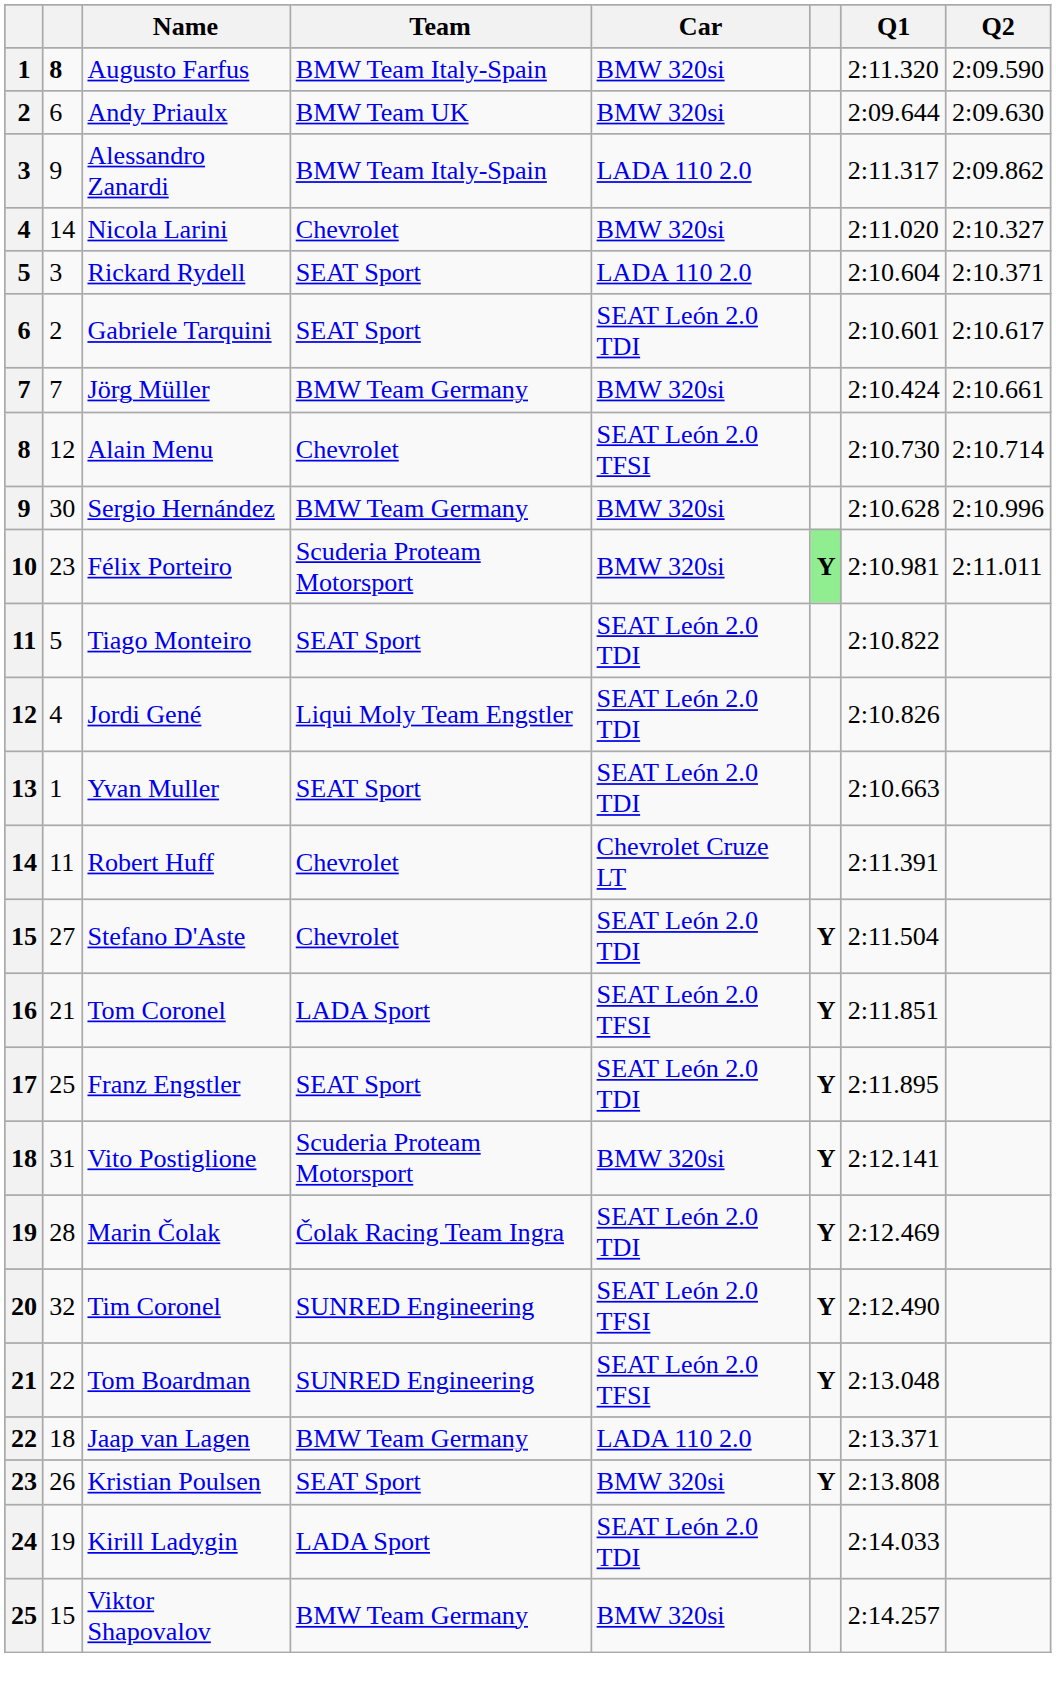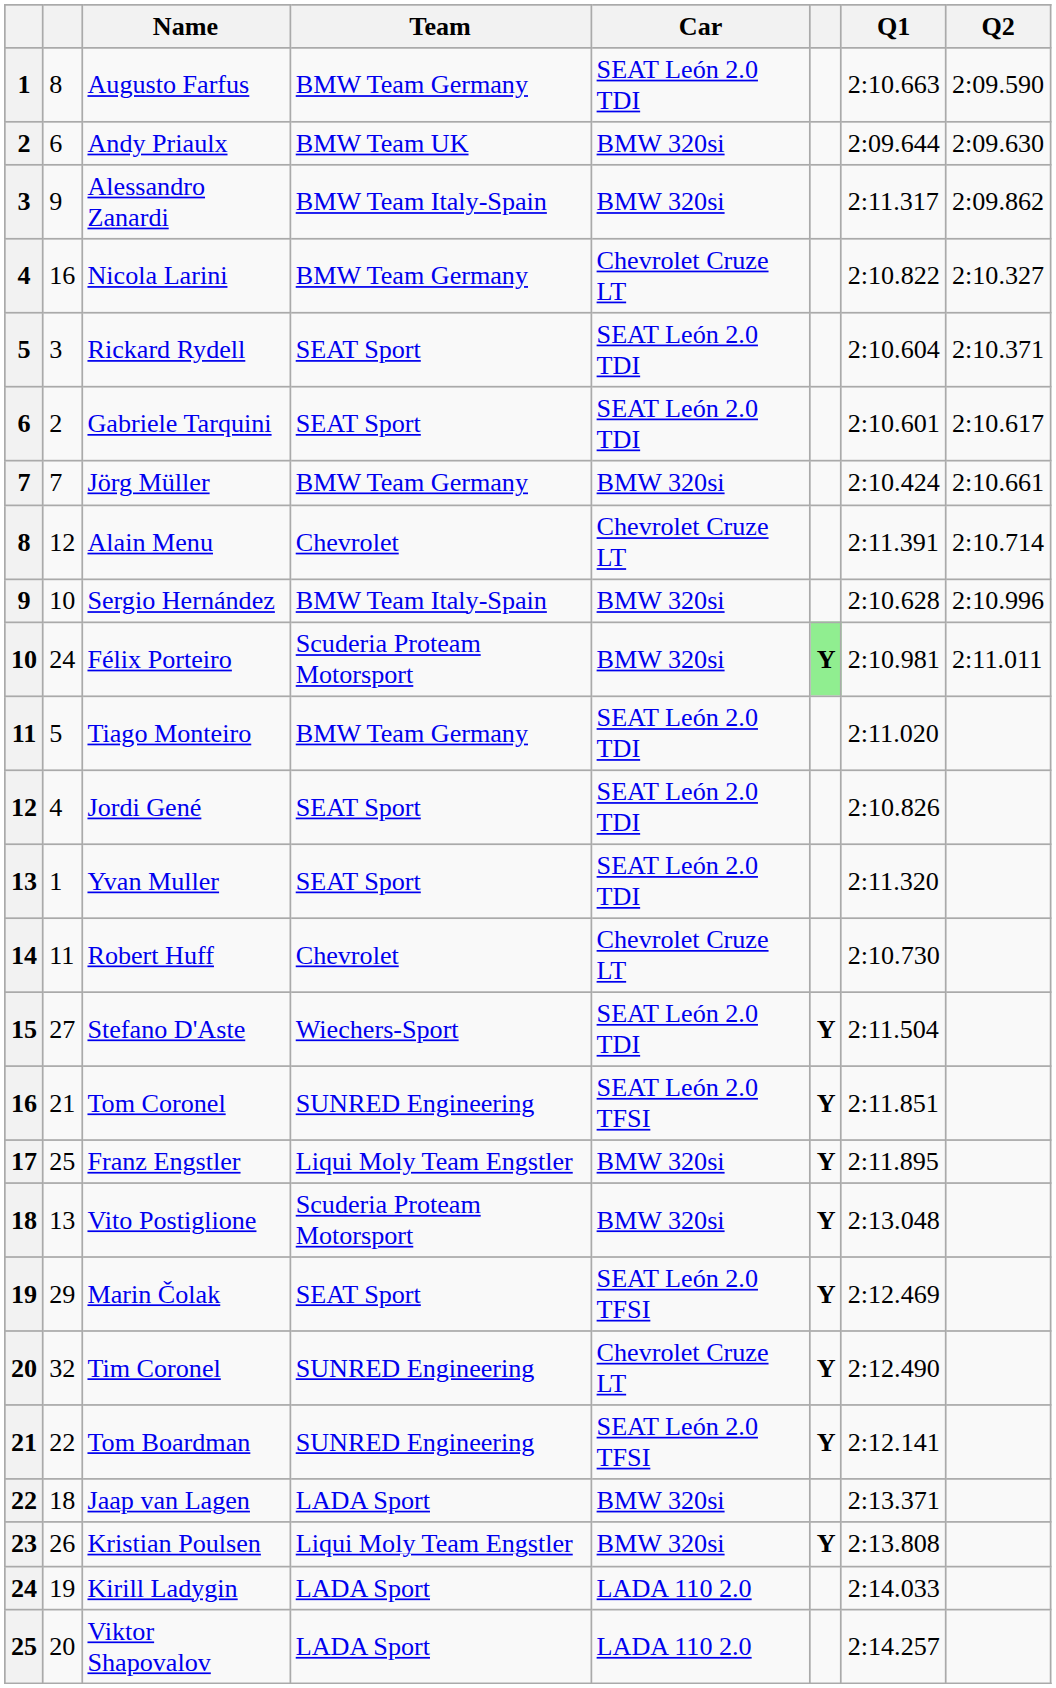(56, 69) bold -> (56, 84) normal
(421, 69) BMW Team Italy-Spain -> (412, 84) BMW Team Germany
(661, 69) BMW 320si -> (677, 84) SEAT León 2.0 TDI
(893, 69) 2:11.320 -> (894, 84) 2:10.663
(674, 171) LADA 110 2.0 -> (661, 202) BMW 320si
(62, 229) 14 -> (62, 276) 16
(347, 229) Chevrolet -> (412, 276) BMW Team Germany
(661, 229) BMW 320si -> (683, 276) Chevrolet Cruze LT
(893, 229) 2:11.020 -> (894, 276) 2:10.822
(674, 272) LADA 110 2.0 -> (677, 350) SEAT León 2.0 TDI
(677, 448) SEAT León 2.0 TFSI -> (683, 541) Chevrolet Cruze LT
(894, 448) 2:10.730 -> (893, 541) 2:11.391
(62, 507) 30 -> (62, 599) 10
(412, 507) BMW Team Germany -> (421, 599) BMW Team Italy-Spain
(62, 565) 23 -> (62, 658) 24
(358, 639) SEAT Sport -> (412, 732) BMW Team Germany
(894, 639) 2:10.822 -> (893, 732) 2:11.020
(434, 713) Liqui Moly Team Engstler -> (358, 806) SEAT Sport
(894, 787) 2:10.663 -> (893, 880) 2:11.320
(893, 861) 2:11.391 -> (894, 954) 2:10.730
(347, 936) Chevrolet -> (377, 1028) Wiechers-Sport
(363, 1010) LADA Sport -> (415, 1102) SUNRED Engineering
(358, 1084) SEAT Sport -> (434, 1161) Liqui Moly Team Engstler
(677, 1084) SEAT León 2.0 TDI -> (661, 1161) BMW 320si
(62, 1158) 31 -> (62, 1220) 13
(894, 1158) 2:12.141 -> (894, 1220) 2:13.048
(62, 1232) 28 -> (62, 1294) 29
(430, 1232) Čolak Racing Team Ingra -> (358, 1294) SEAT Sport
(677, 1232) SEAT León 2.0 TDI -> (677, 1294) SEAT León 2.0 TFSI
(677, 1306) SEAT León 2.0 TFSI -> (683, 1368) Chevrolet Cruze LT
(894, 1380) 2:13.048 -> (894, 1442) 2:12.141
(412, 1439) BMW Team Germany -> (363, 1500) LADA Sport
(674, 1439) LADA 110 2.0 -> (661, 1500) BMW 320si
(358, 1482) SEAT Sport -> (434, 1544) Liqui Moly Team Engstler
(677, 1540) SEAT León 2.0 TDI -> (674, 1587) LADA 110 2.0
(62, 1614) 15 -> (62, 1645) 20
(412, 1614) BMW Team Germany -> (363, 1645) LADA Sport
(661, 1614) BMW 320si -> (674, 1645) LADA 110 2.0
